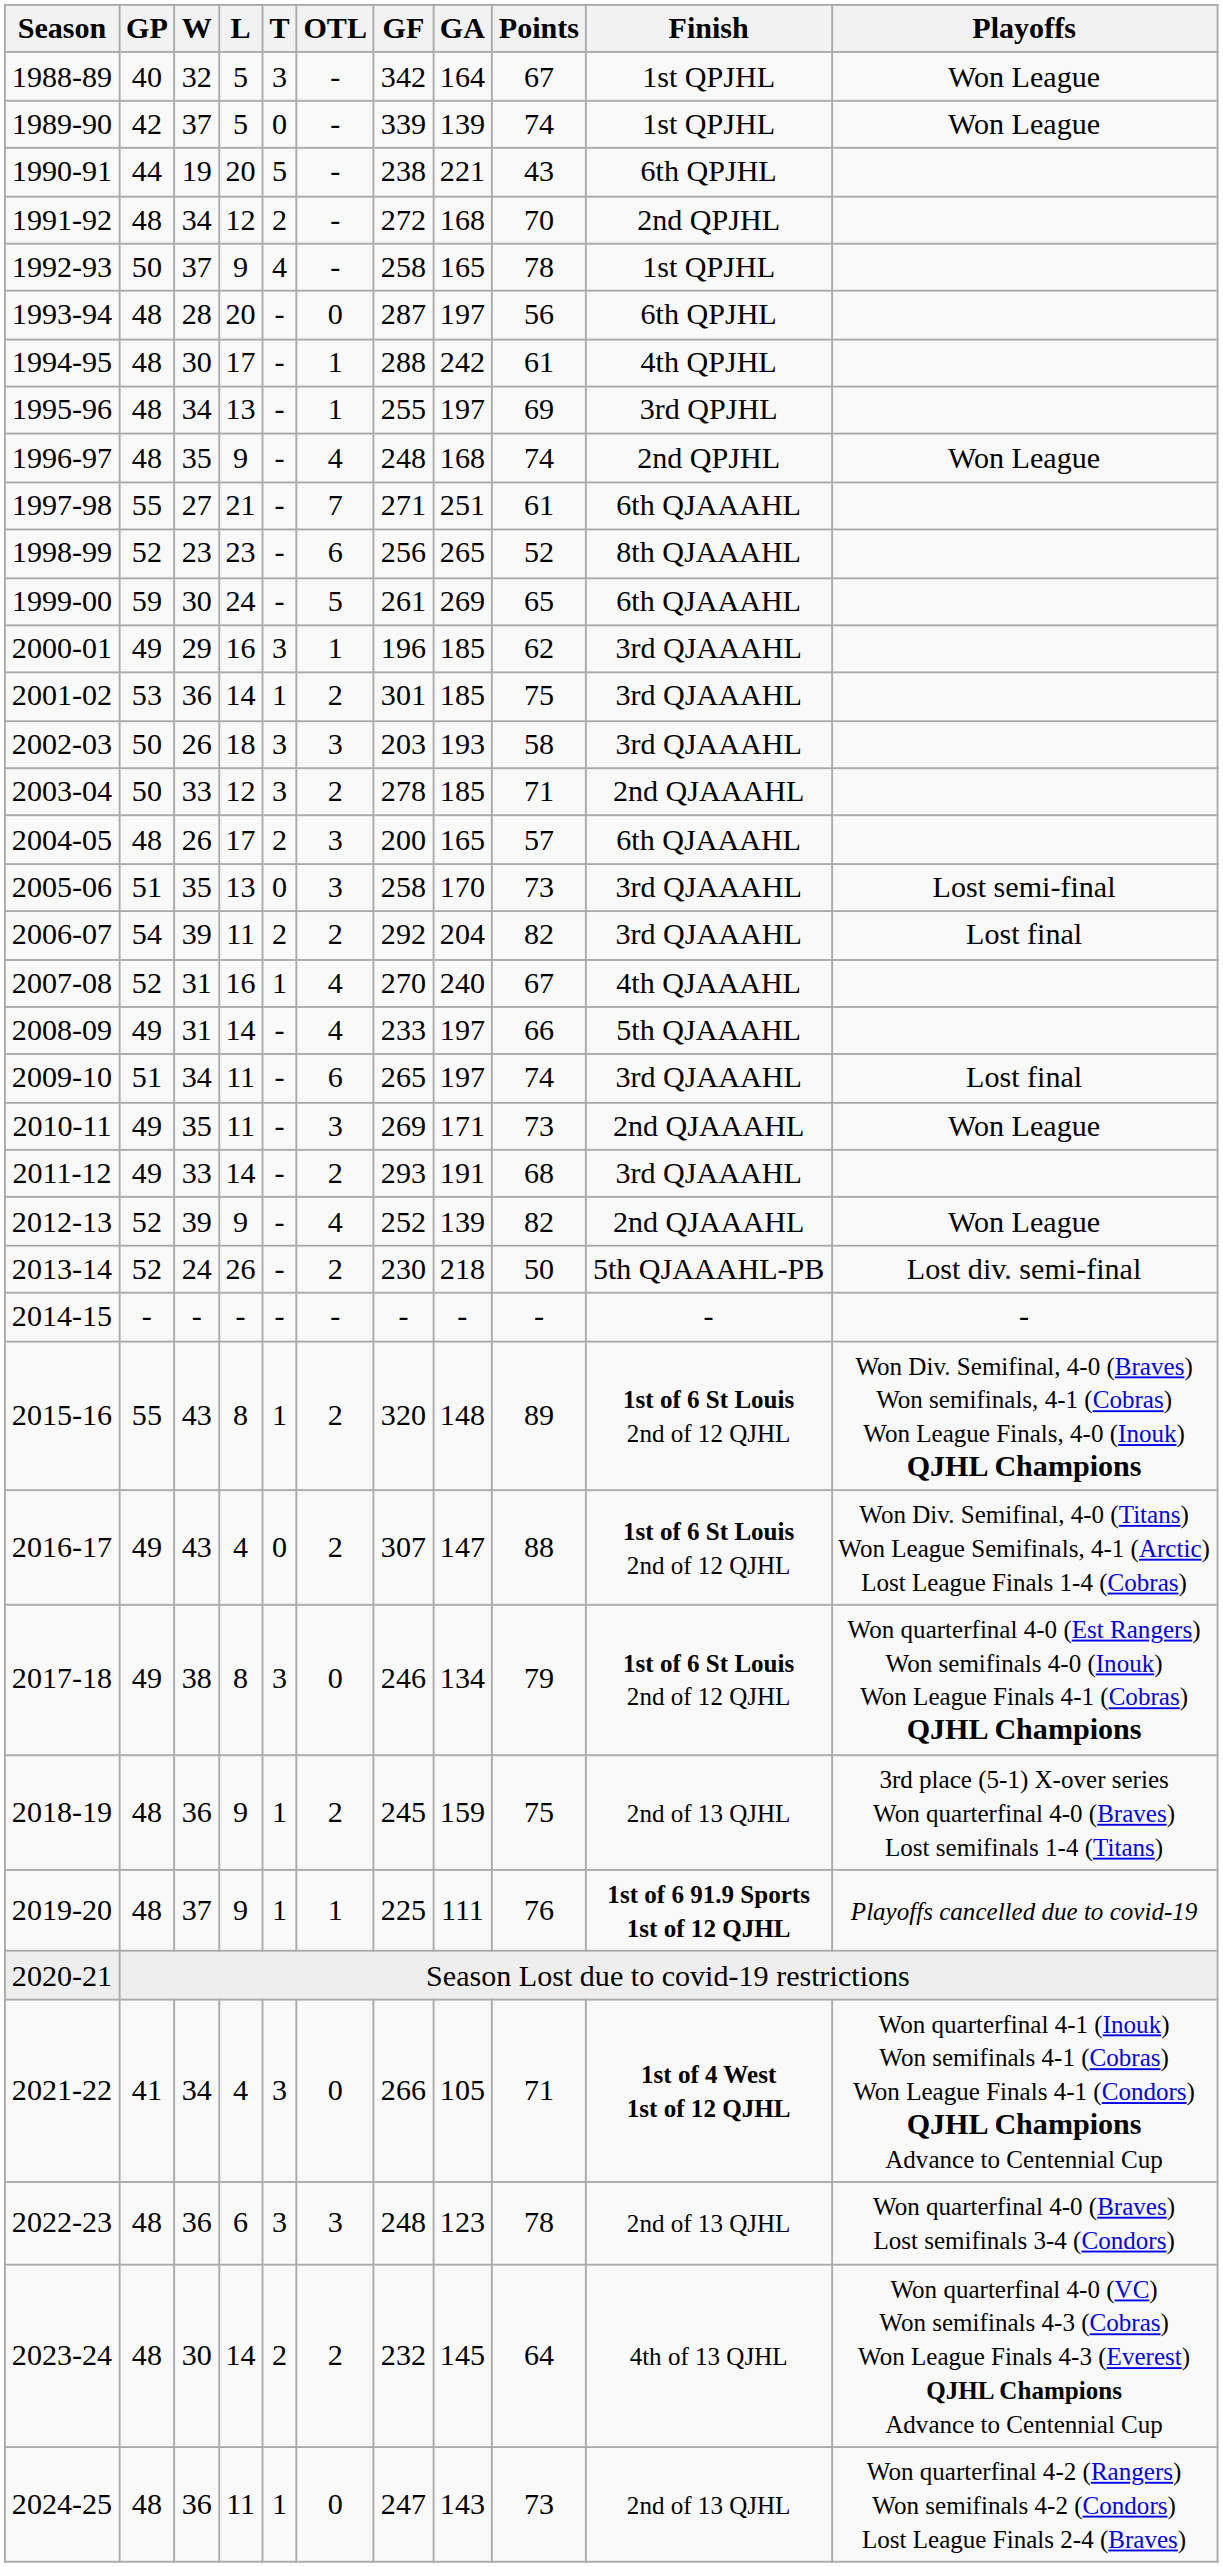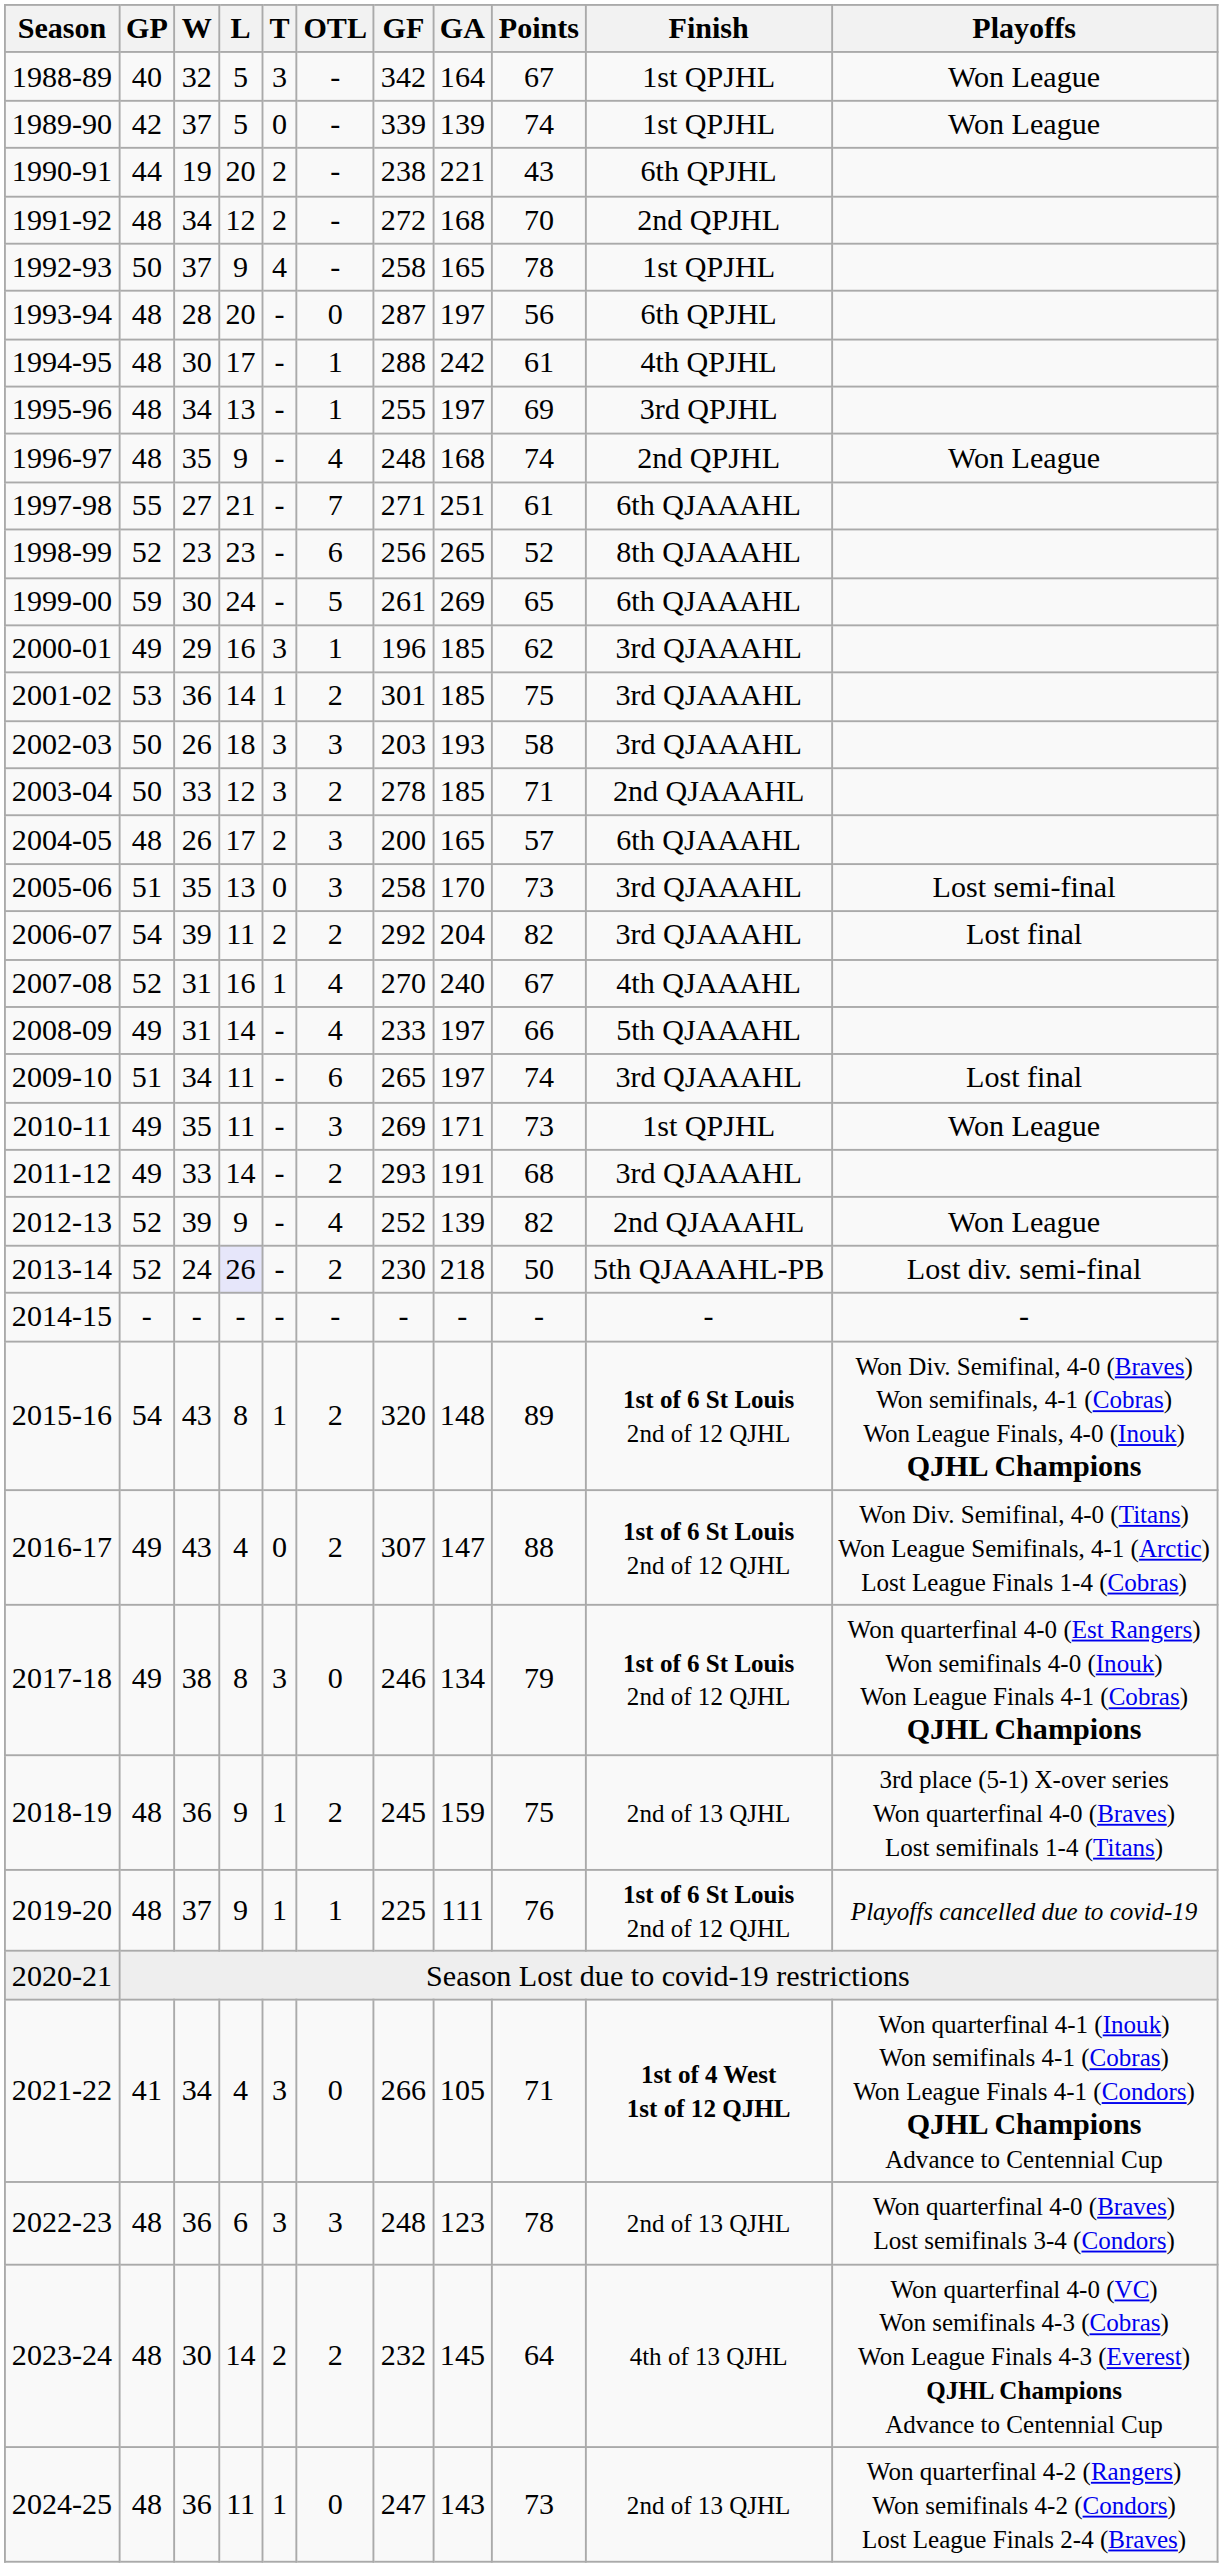(280, 171) 5 -> (280, 171) 2
(709, 1125) 2nd QJAAAHL -> (709, 1125) 1st QPJHL
(241, 1268) no background -> (241, 1268) lavender background
(147, 1414) 55 -> (147, 1414) 54
(709, 1912) 1st of 6 91.9 Sports 1st of 12 QJHL -> (709, 1912) 1st of 6 St Louis 2nd of 12 QJHL
